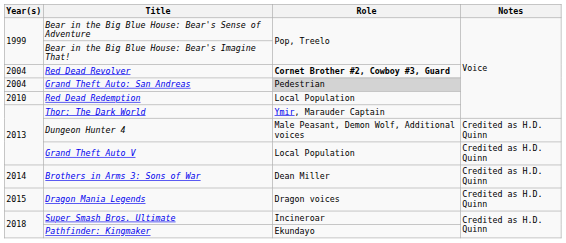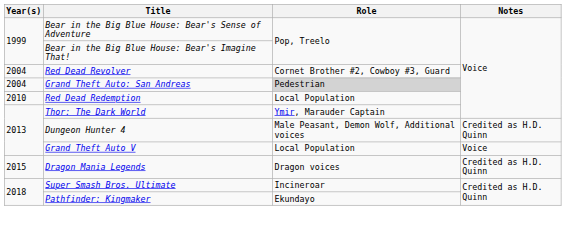(362, 71) bold -> (362, 71) normal
(502, 153) Credited as H.D. Quinn -> (475, 148) Voice
- row: (123, 176)
